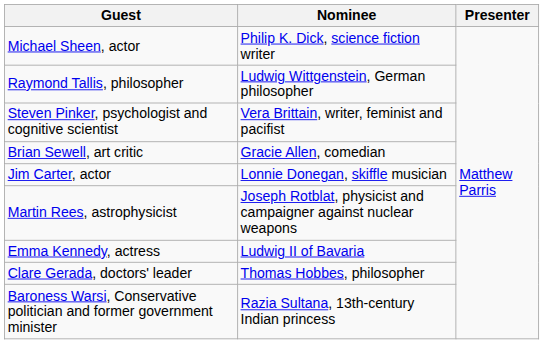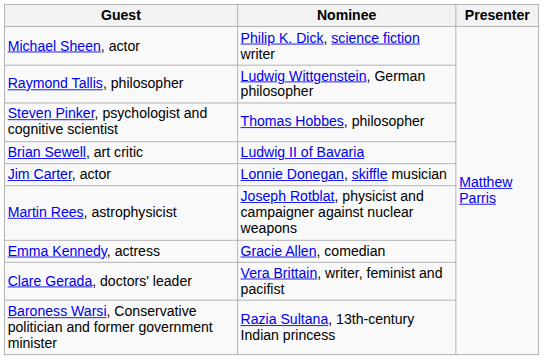(342, 122) Vera Brittain, writer, feminist and pacifist -> (333, 122) Thomas Hobbes, philosopher
(313, 152) Gracie Allen, comedian -> (302, 152) Ludwig II of Bavaria
(302, 251) Ludwig II of Bavaria -> (313, 251) Gracie Allen, comedian
(333, 273) Thomas Hobbes, philosopher -> (342, 281) Vera Brittain, writer, feminist and pacifist
